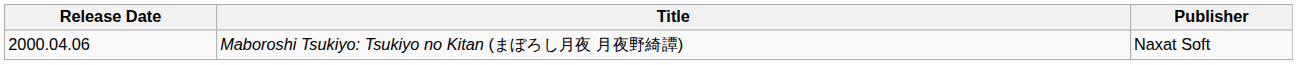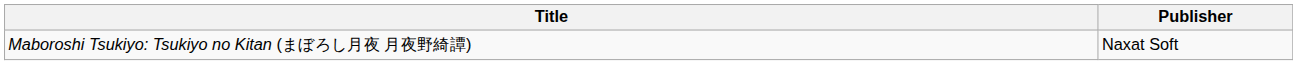- column: (110, 17)
